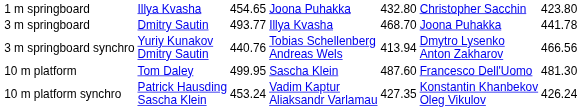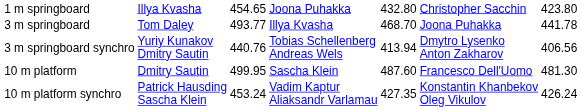(173, 25) Dmitry Sautin -> (165, 25) Tom Daley
(559, 48) 466.56 -> (559, 48) 406.56
(165, 71) Tom Daley -> (173, 71) Dmitry Sautin
